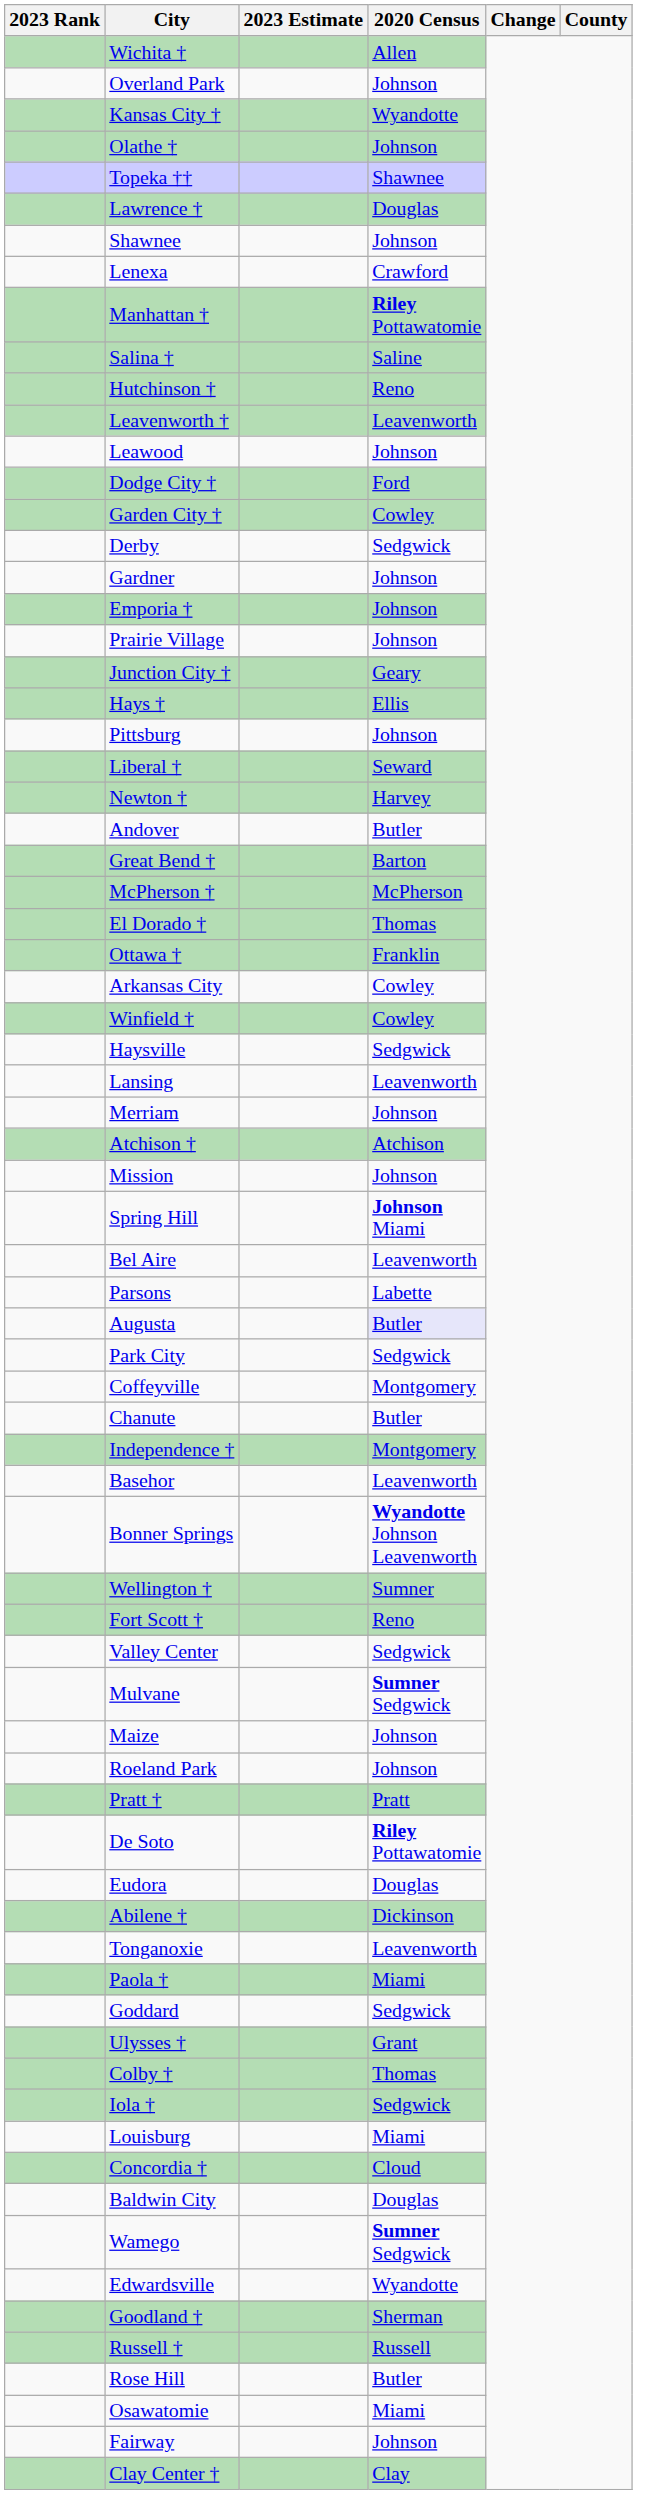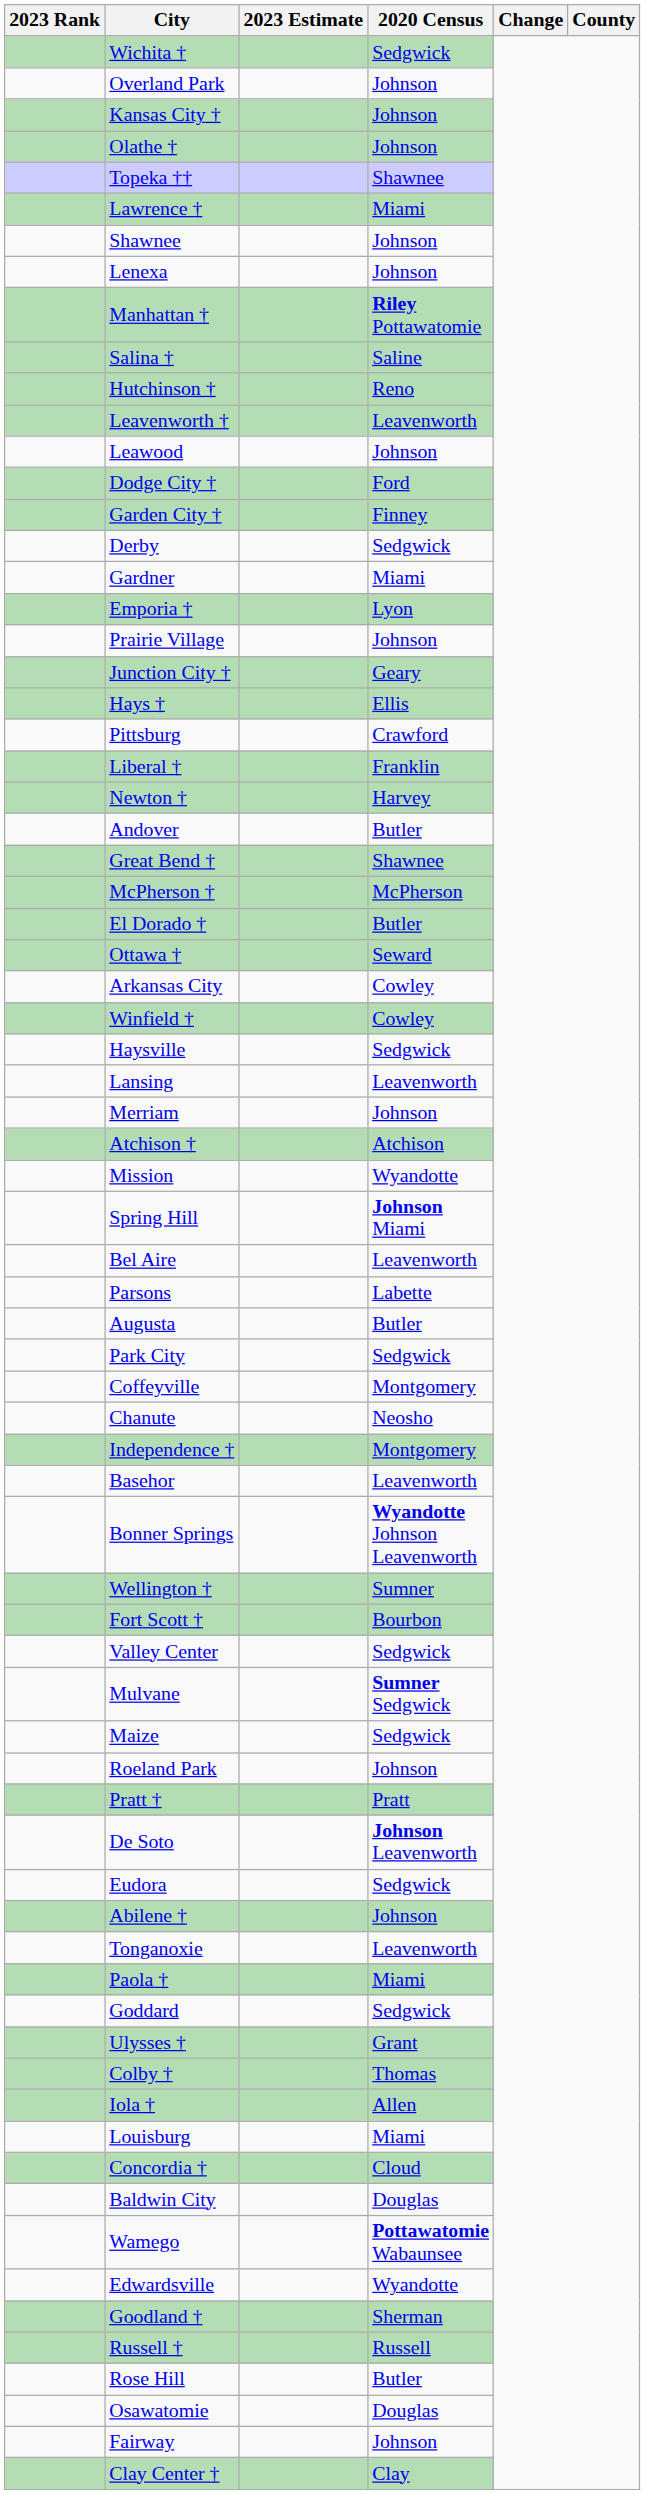(394, 51) Allen -> (411, 51) Sedgwick
(415, 114) Wyandotte -> (405, 114) Johnson
(405, 209) Douglas -> (399, 209) Miami
(410, 271) Crawford -> (405, 271) Johnson
(403, 514) Cowley -> (400, 514) Finney
(405, 577) Johnson -> (399, 577) Miami
(405, 608) Johnson -> (393, 608) Lyon
(405, 734) Johnson -> (410, 734) Crawford
(402, 766) Seward -> (406, 766) Franklin
(399, 860) Barton -> (408, 860) Shawnee
(404, 923) Thomas -> (397, 923) Butler
(406, 955) Franklin -> (402, 955) Seward
(405, 1175) Johnson -> (415, 1175) Wyandotte
(397, 1323) lavender background -> (397, 1323) no background
(397, 1417) Butler -> (403, 1417) Neosho
(393, 1619) Reno -> (407, 1619) Bourbon
(405, 1736) Johnson -> (411, 1736) Sedgwick
(427, 1842) Riley Pottawatomie -> (425, 1842) Johnson Leavenworth
(405, 1884) Douglas -> (411, 1884) Sedgwick
(413, 1916) Dickinson -> (405, 1916) Johnson
(411, 2104) Sedgwick -> (394, 2104) Allen
(411, 2242) Sumner Sedgwick -> (431, 2242) Pottawatomie Wabaunsee
(399, 2410) Miami -> (405, 2410) Douglas
